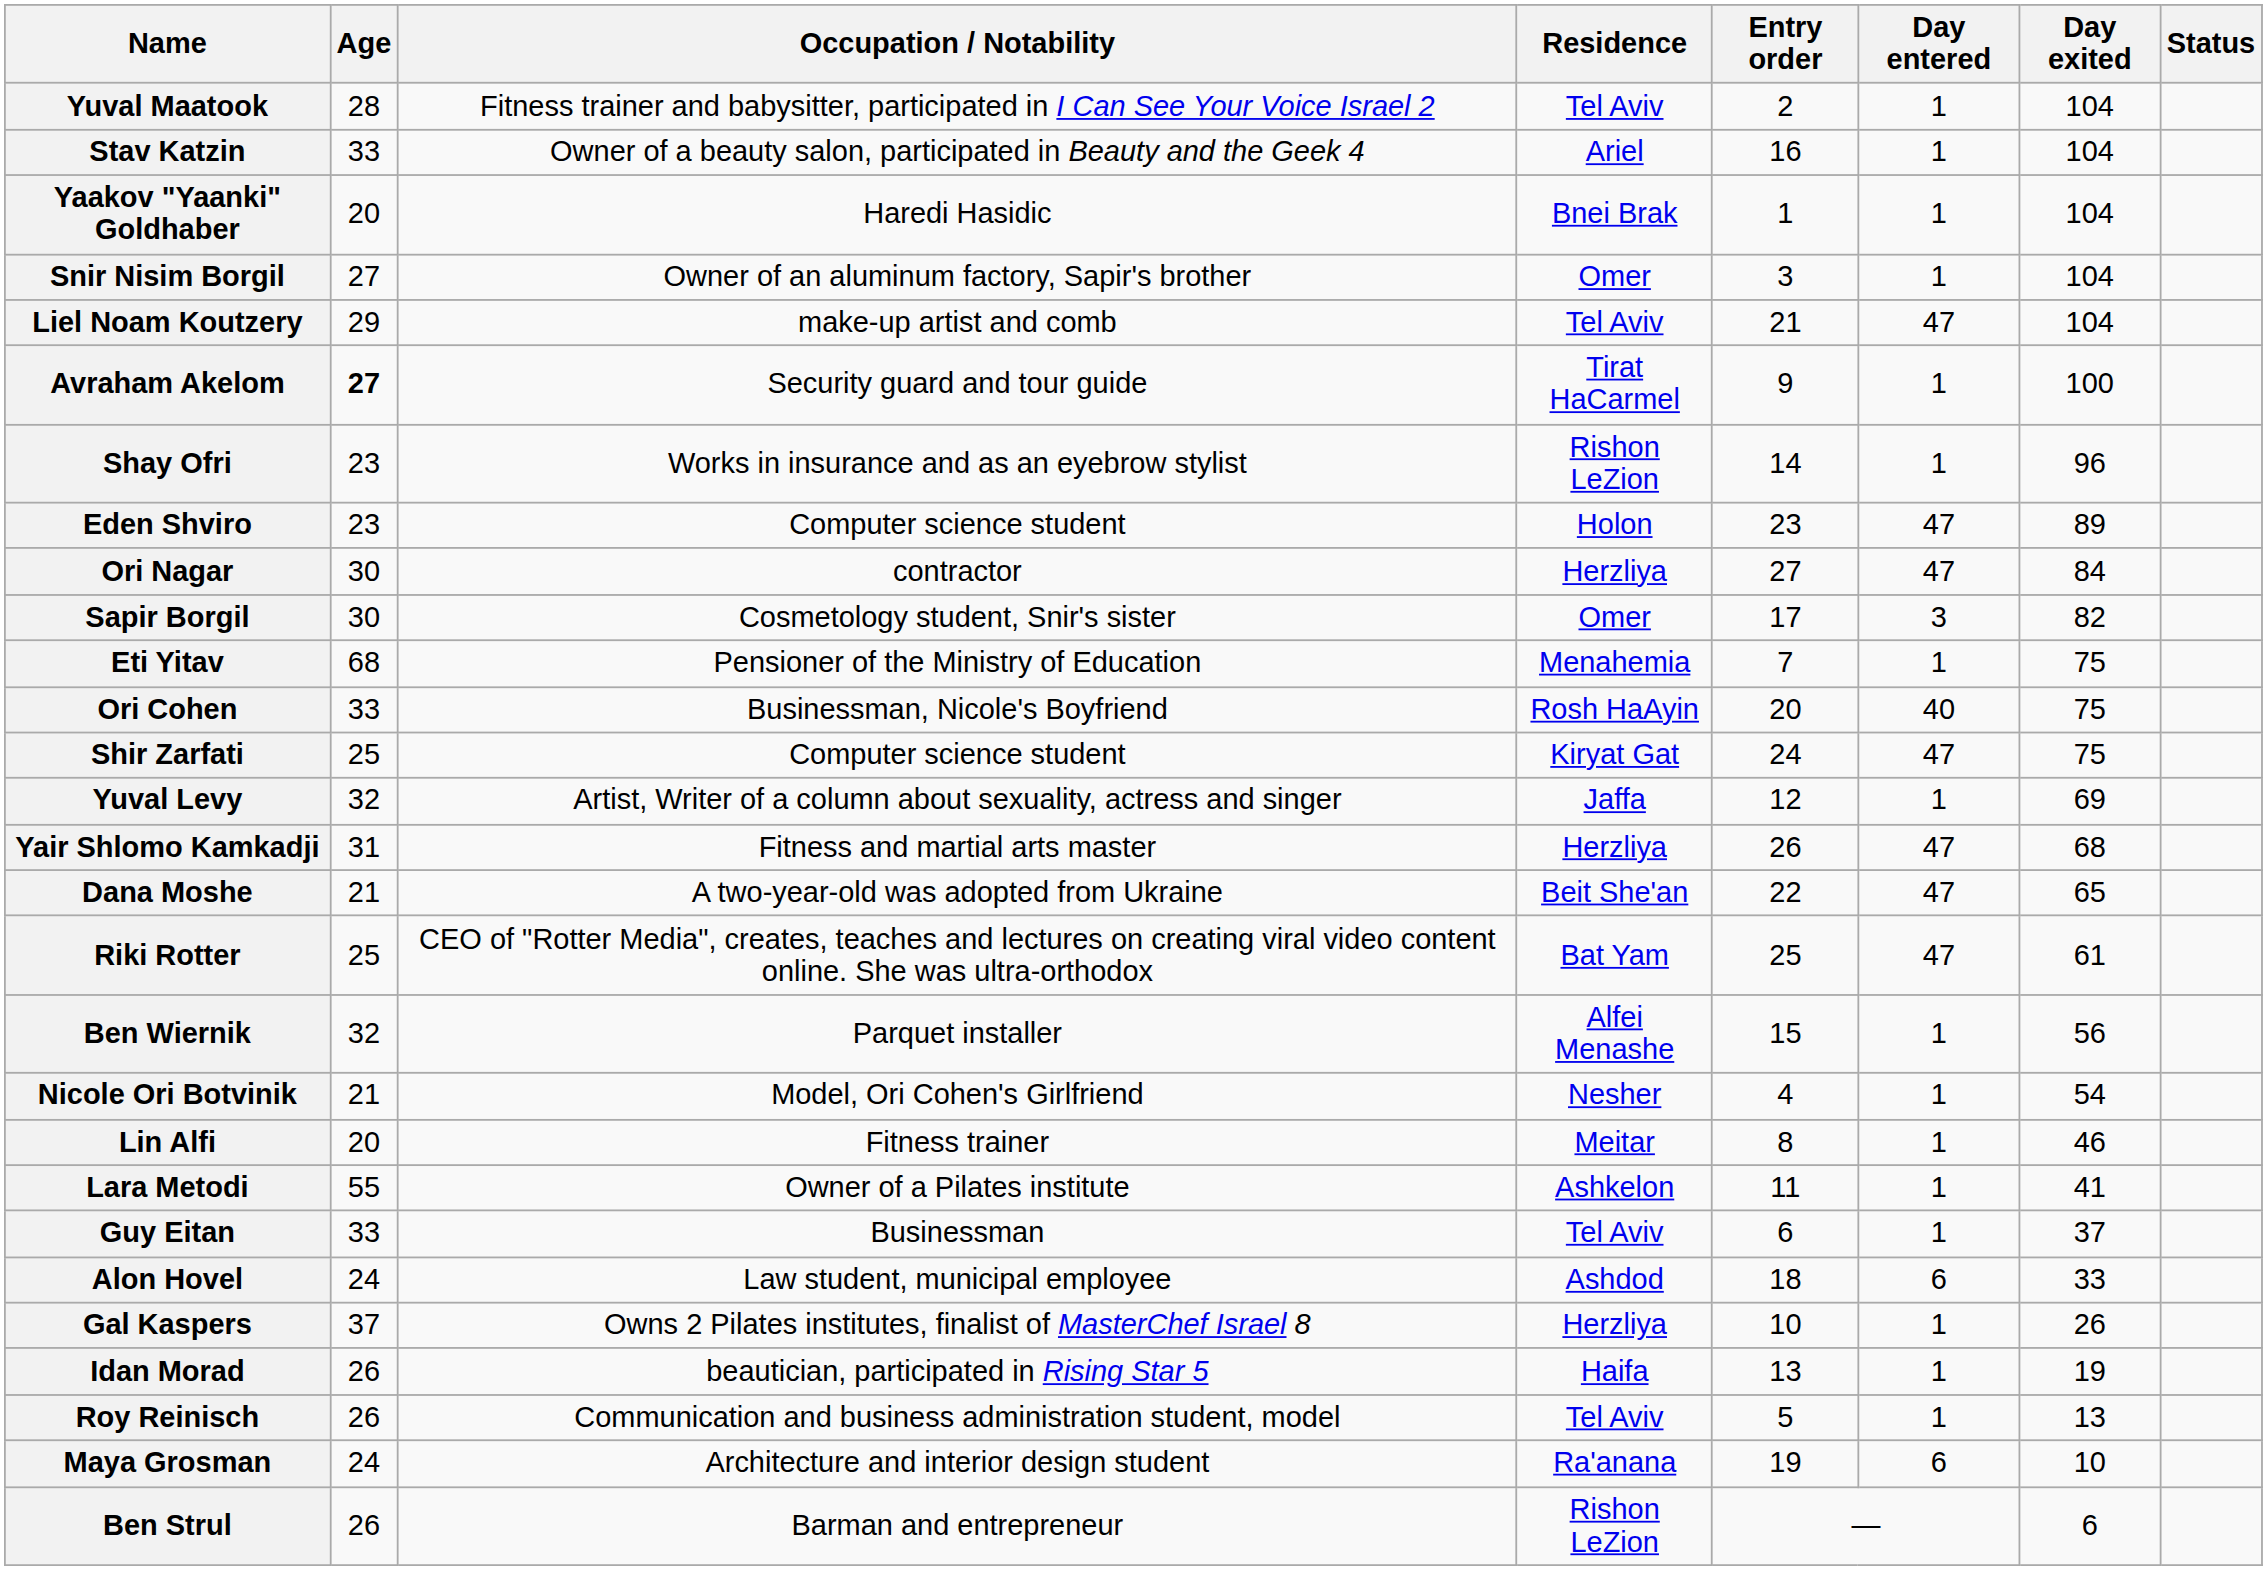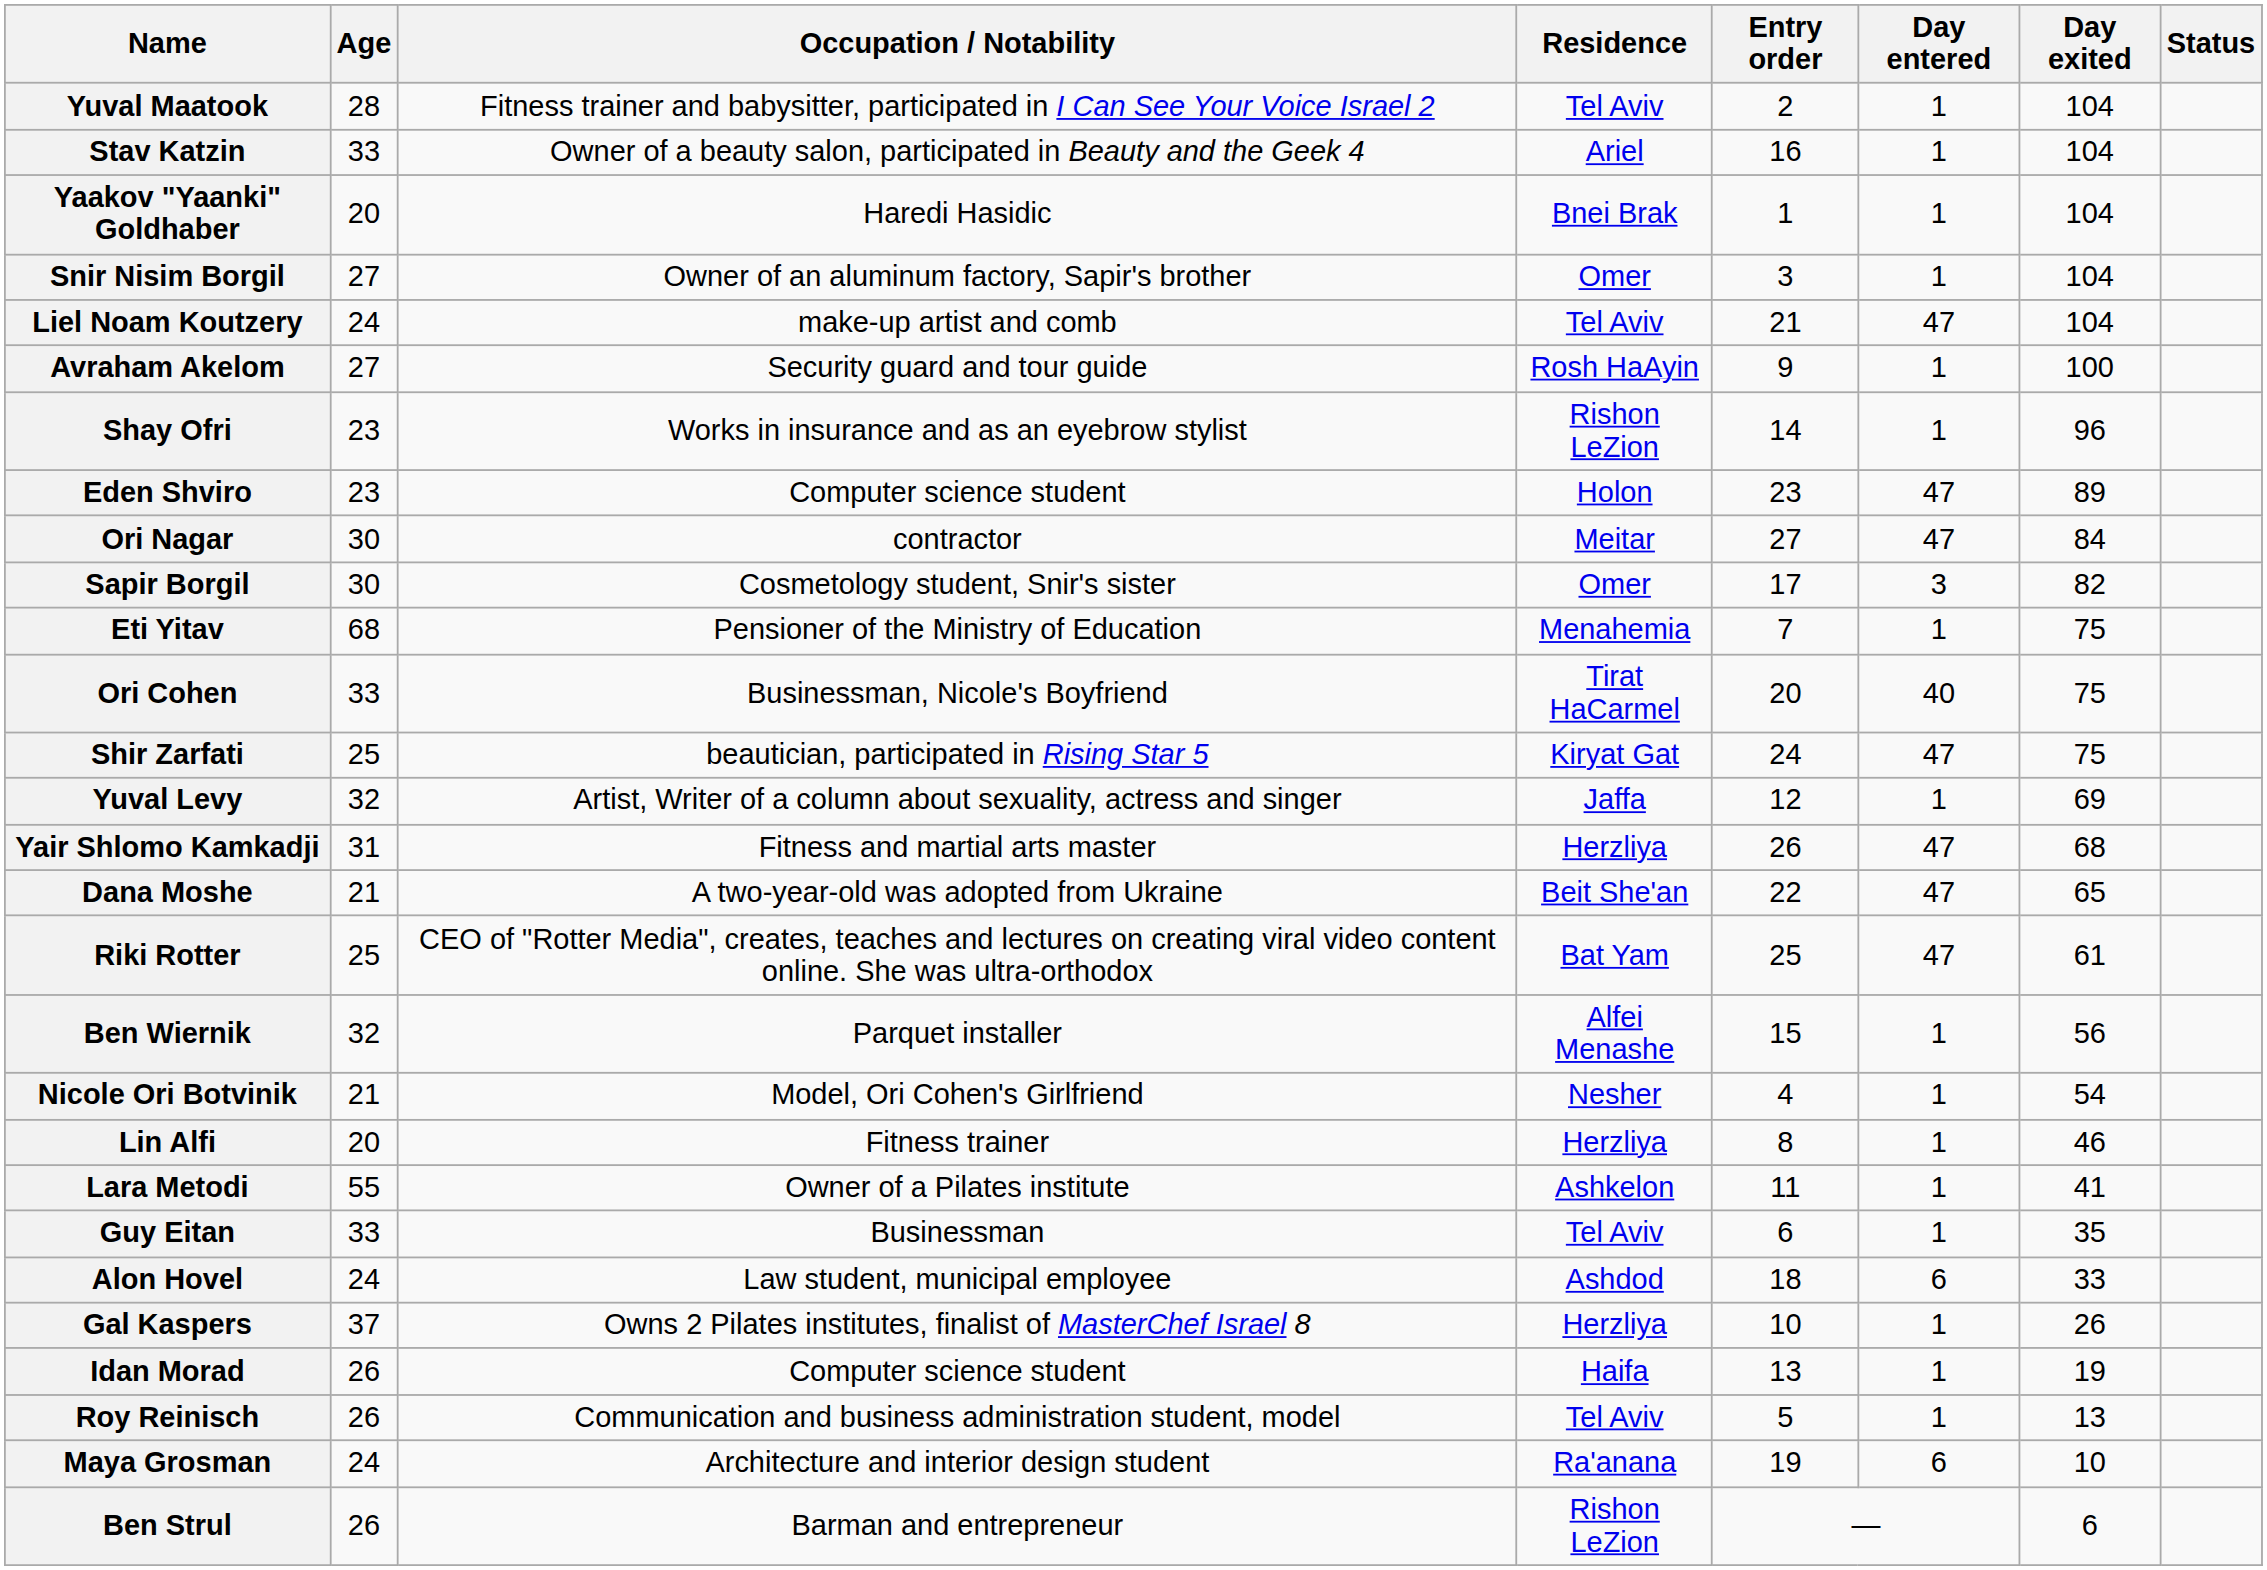(364, 322) 29 -> (364, 322) 24
(364, 384) bold -> (364, 368) normal
(1615, 384) Tirat HaCarmel -> (1615, 368) Rosh HaAyin
(1615, 571) Herzliya -> (1615, 538) Meitar
(1615, 708) Rosh HaAyin -> (1615, 692) Tirat HaCarmel
(957, 754) Computer science student -> (957, 754) beautician, participated in Rising Star 5
(1615, 1141) Meitar -> (1615, 1141) Herzliya
(2090, 1233) 37 -> (2090, 1233) 35
(957, 1371) beautician, participated in Rising Star 5 -> (957, 1371) Computer science student
